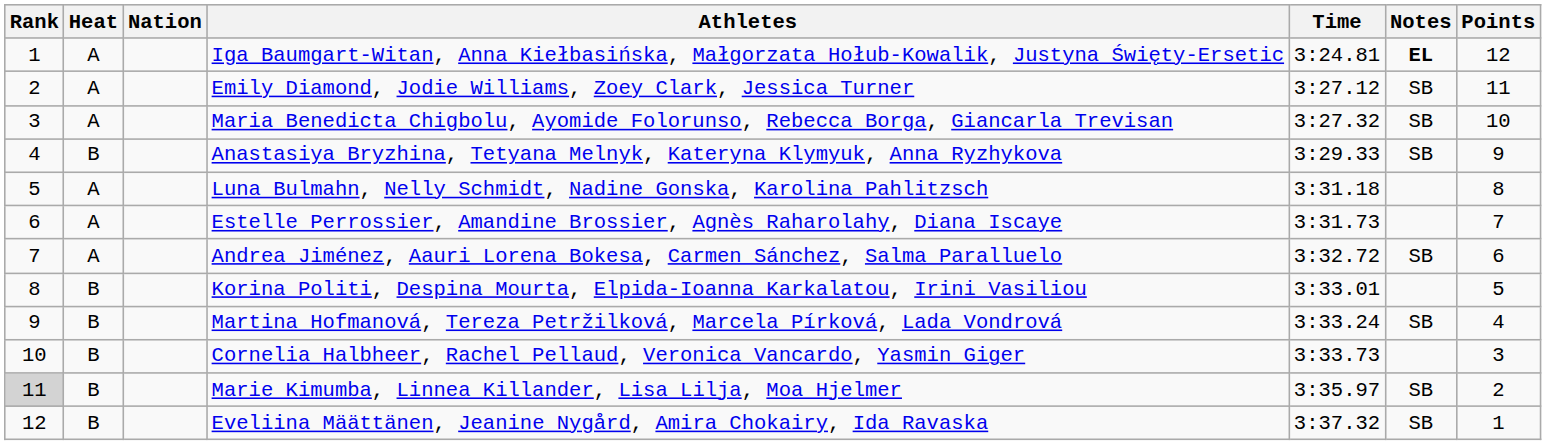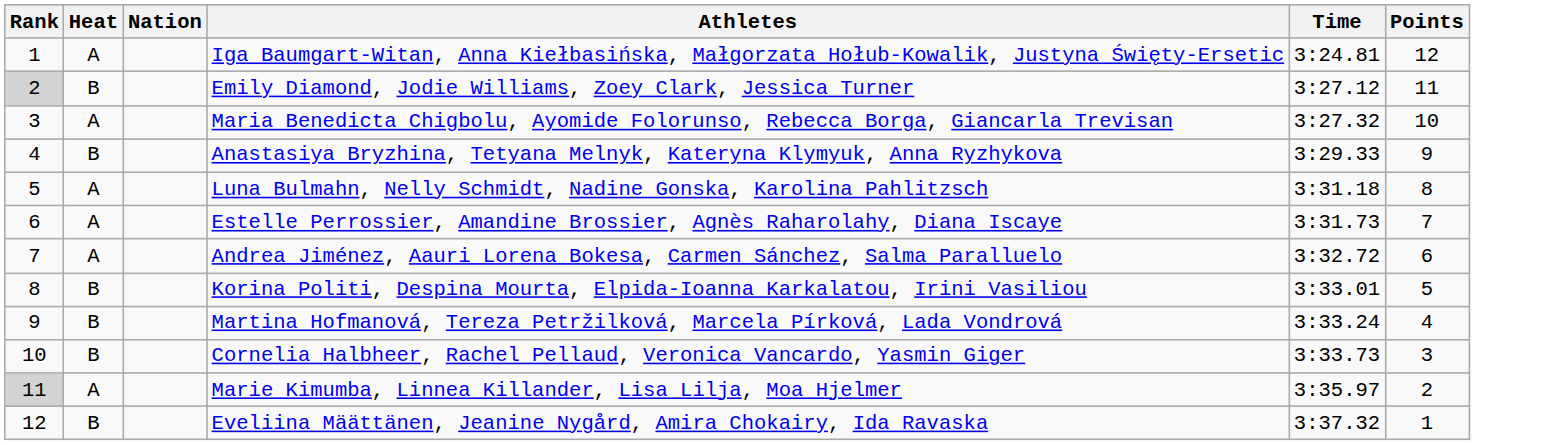- column: (1421, 22)
(34, 88) no background -> (34, 88) lightgrey background
(93, 88) A -> (93, 88) B
(93, 390) B -> (93, 390) A
